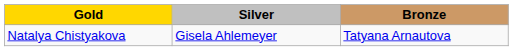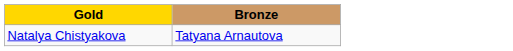- column: (256, 14)
